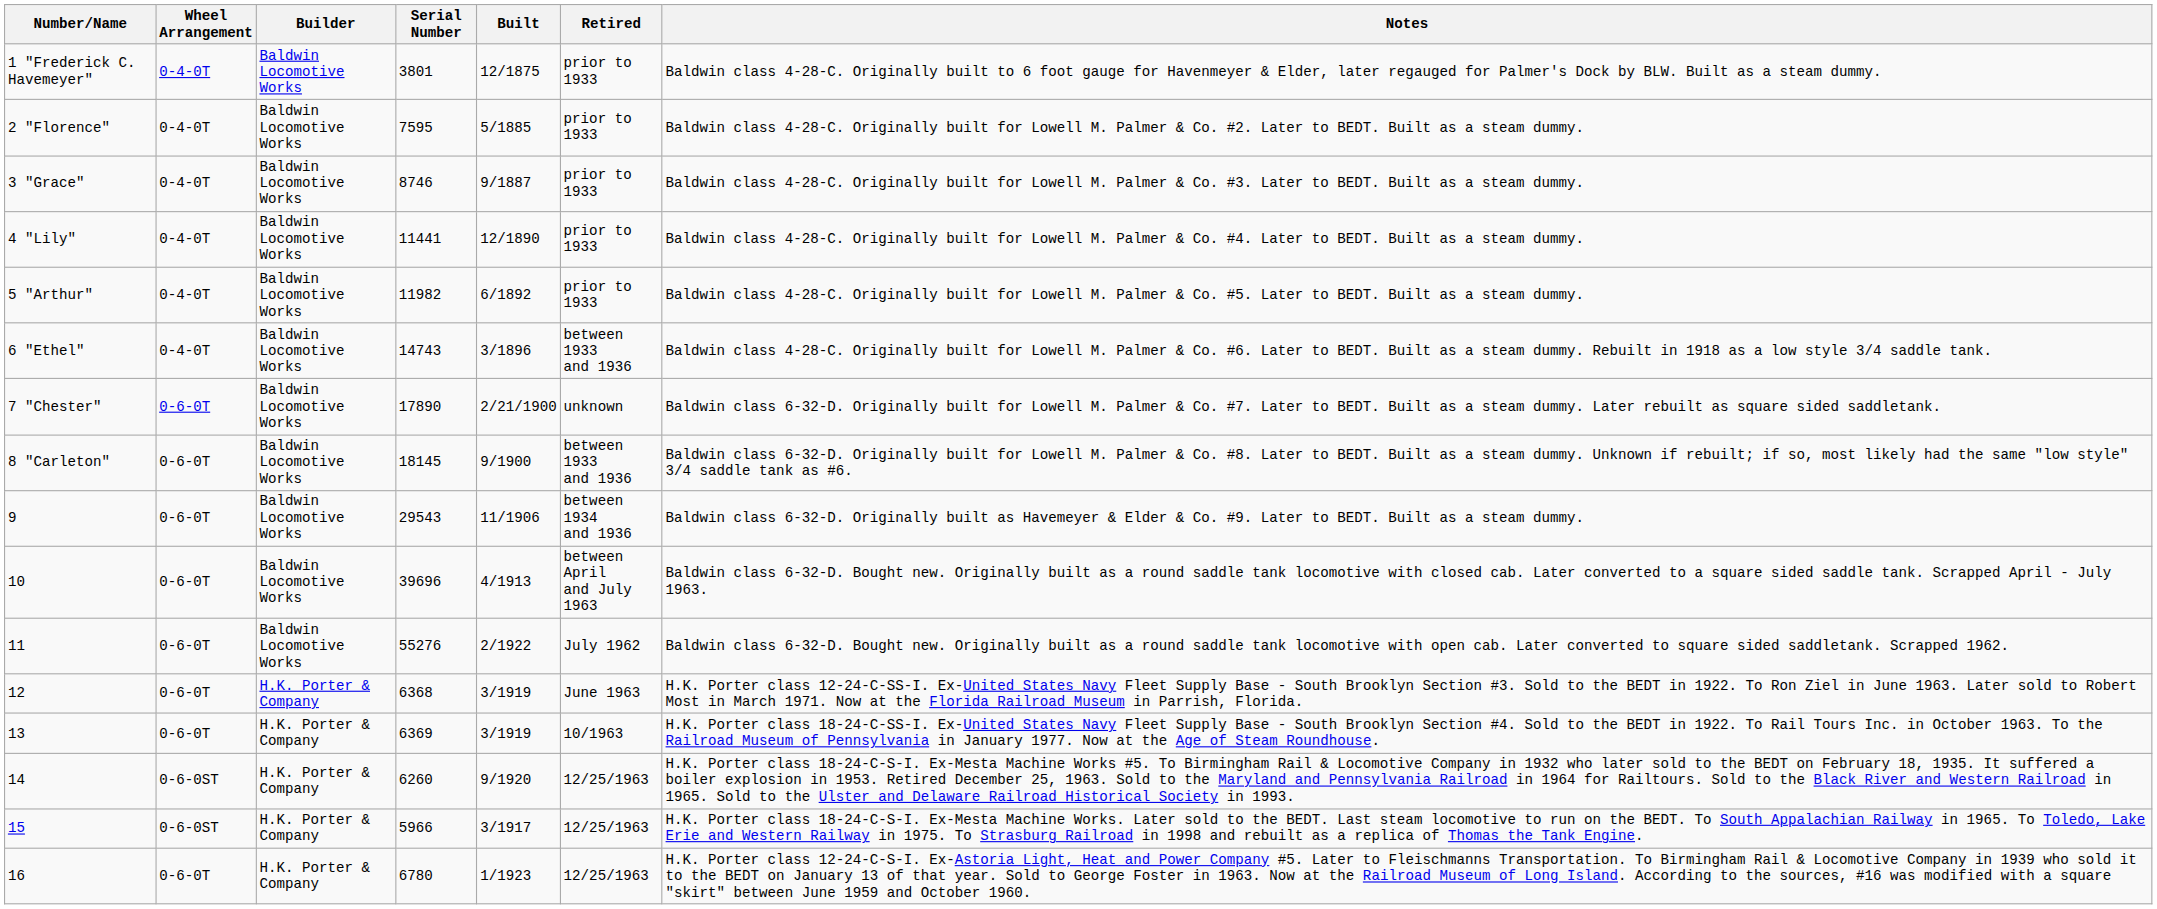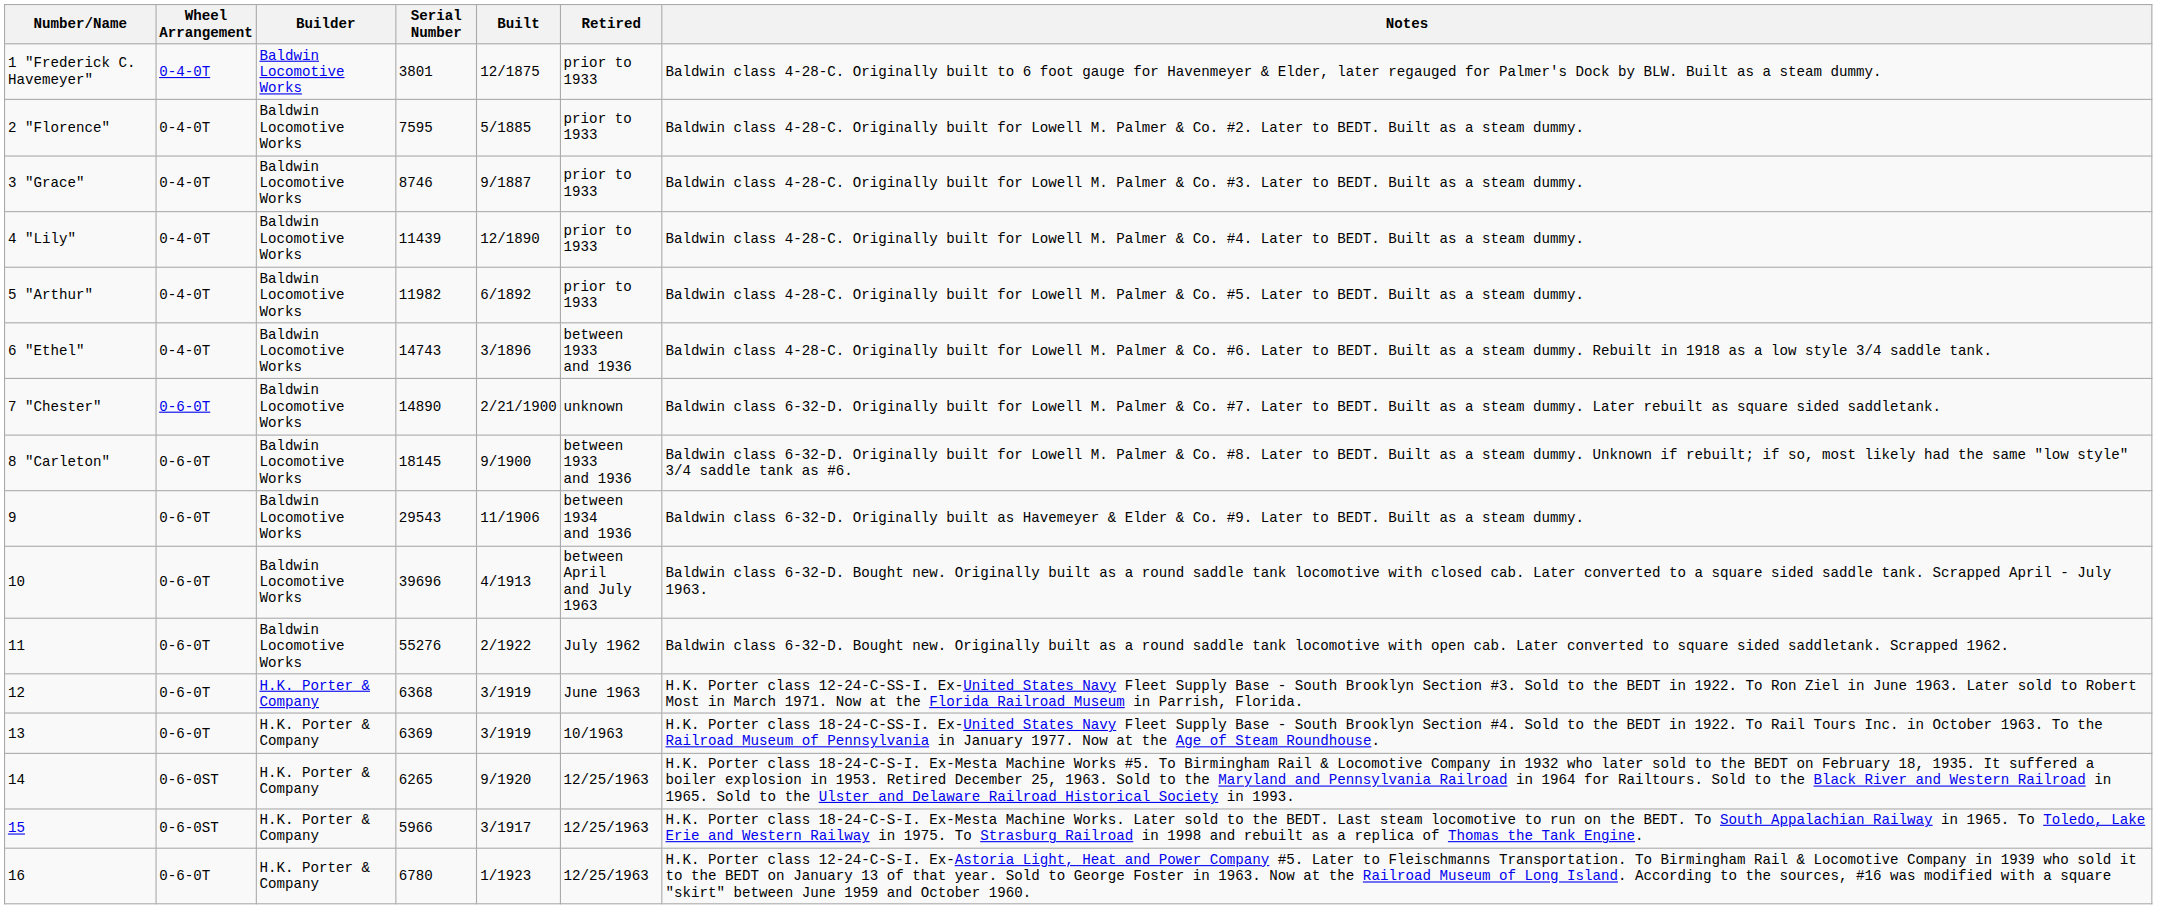(420, 239) 11441 -> (420, 239) 11439
(420, 407) 17890 -> (420, 407) 14890
(416, 781) 6260 -> (416, 781) 6265
